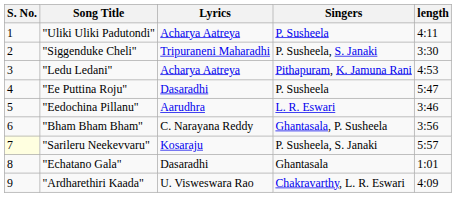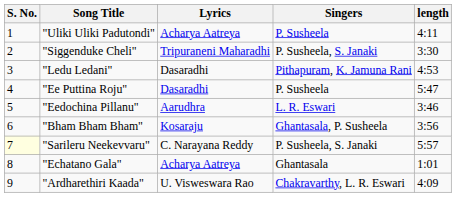(200, 70) Acharya Aatreya -> (184, 70) Dasaradhi
(207, 126) C. Narayana Reddy -> (182, 126) Kosaraju
(182, 145) Kosaraju -> (207, 145) C. Narayana Reddy
(184, 164) Dasaradhi -> (200, 164) Acharya Aatreya
